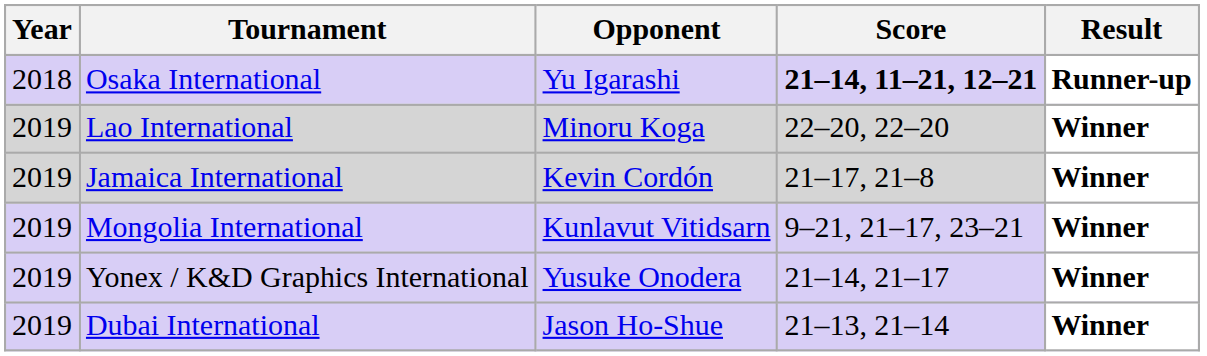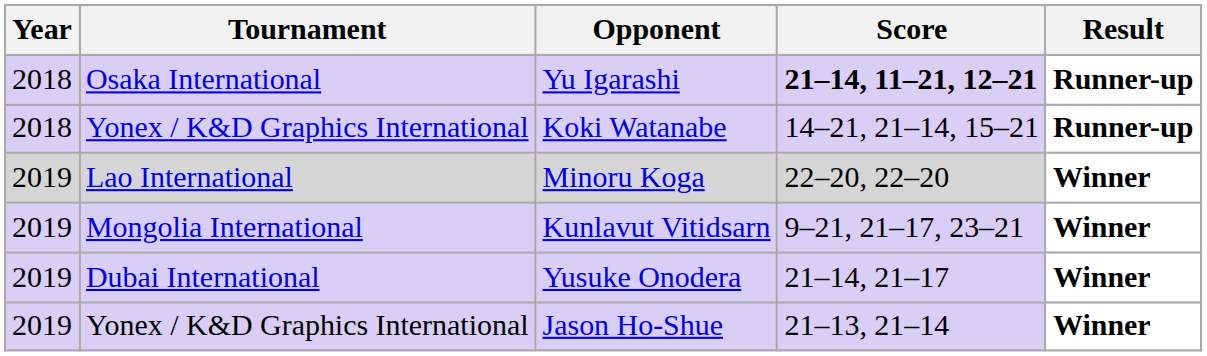+ row: (635, 128)
- row: (628, 177)
(307, 276) Yonex / K&D Graphics International -> (203, 276) Dubai International
(203, 325) Dubai International -> (307, 325) Yonex / K&D Graphics International
